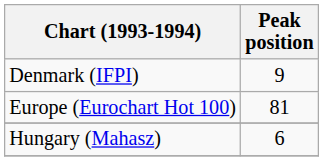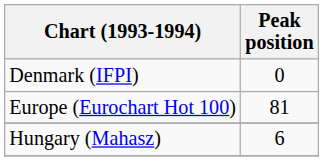(279, 75) 9 -> (279, 75) 0
